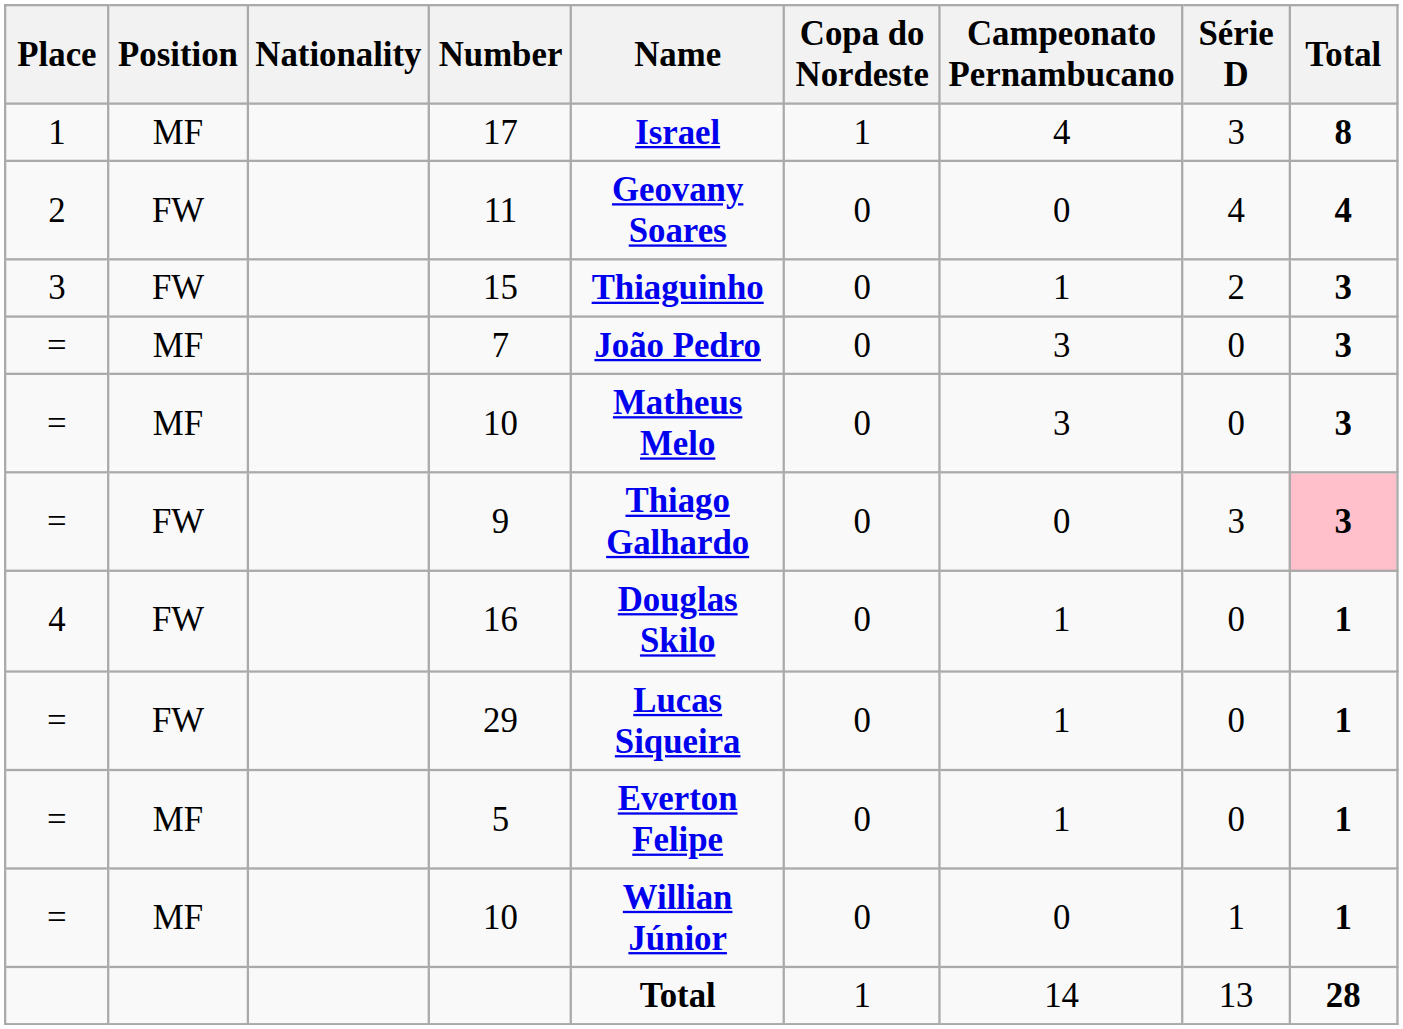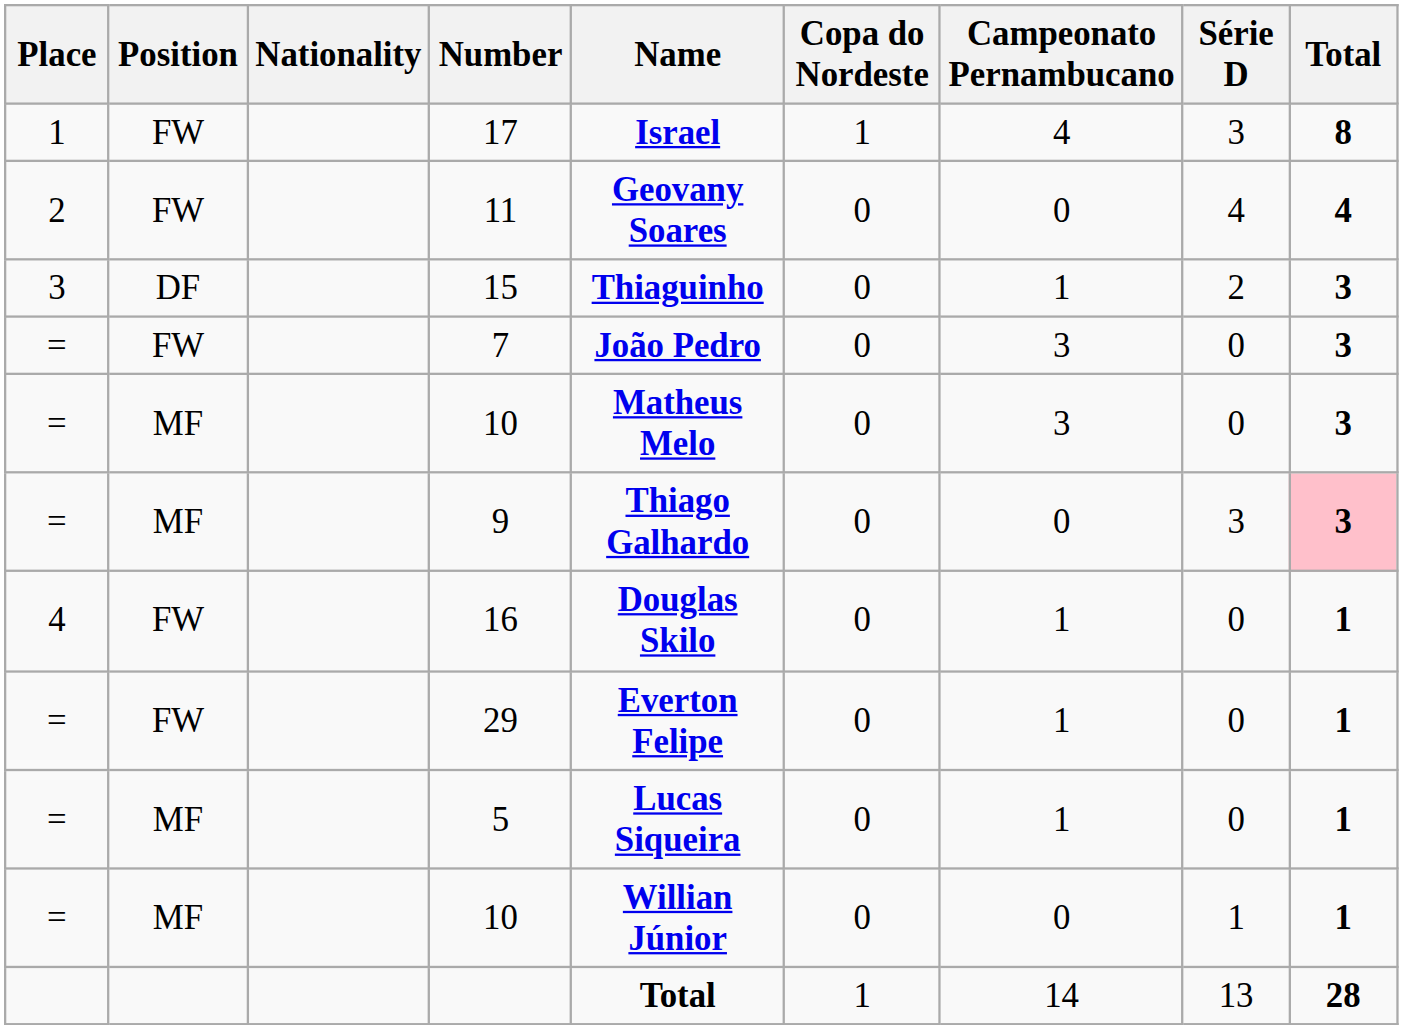(178, 131) MF -> (178, 131) FW
(178, 288) FW -> (178, 288) DF
(178, 345) MF -> (178, 345) FW
(178, 522) FW -> (178, 522) MF
(678, 719) Lucas Siqueira -> (678, 719) Everton Felipe
(678, 817) Everton Felipe -> (678, 817) Lucas Siqueira
